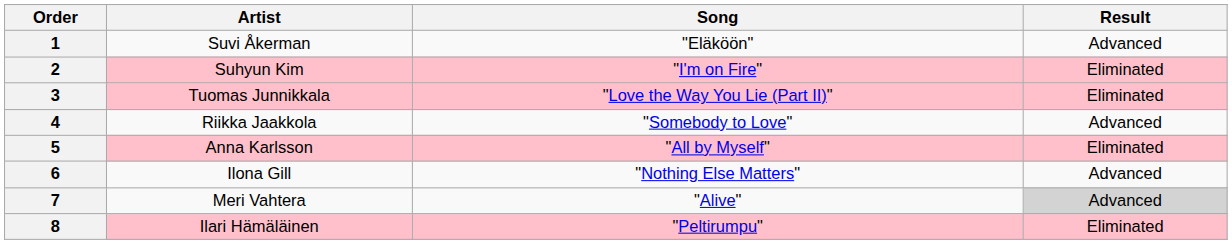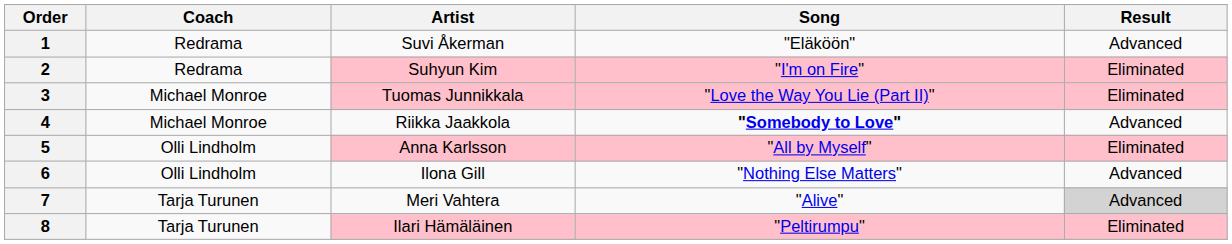+ column: (208, 17)
(718, 122) normal -> (820, 122) bold
